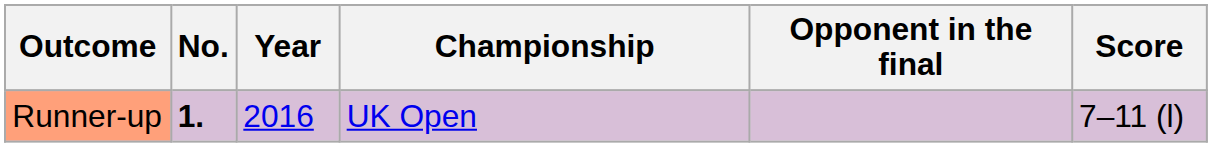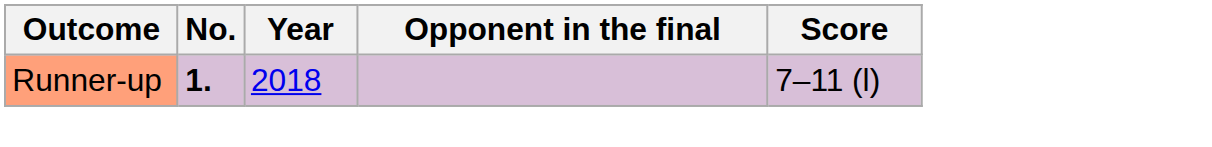- column: (545, 47)
(279, 115) 2016 -> (286, 79) 2018
